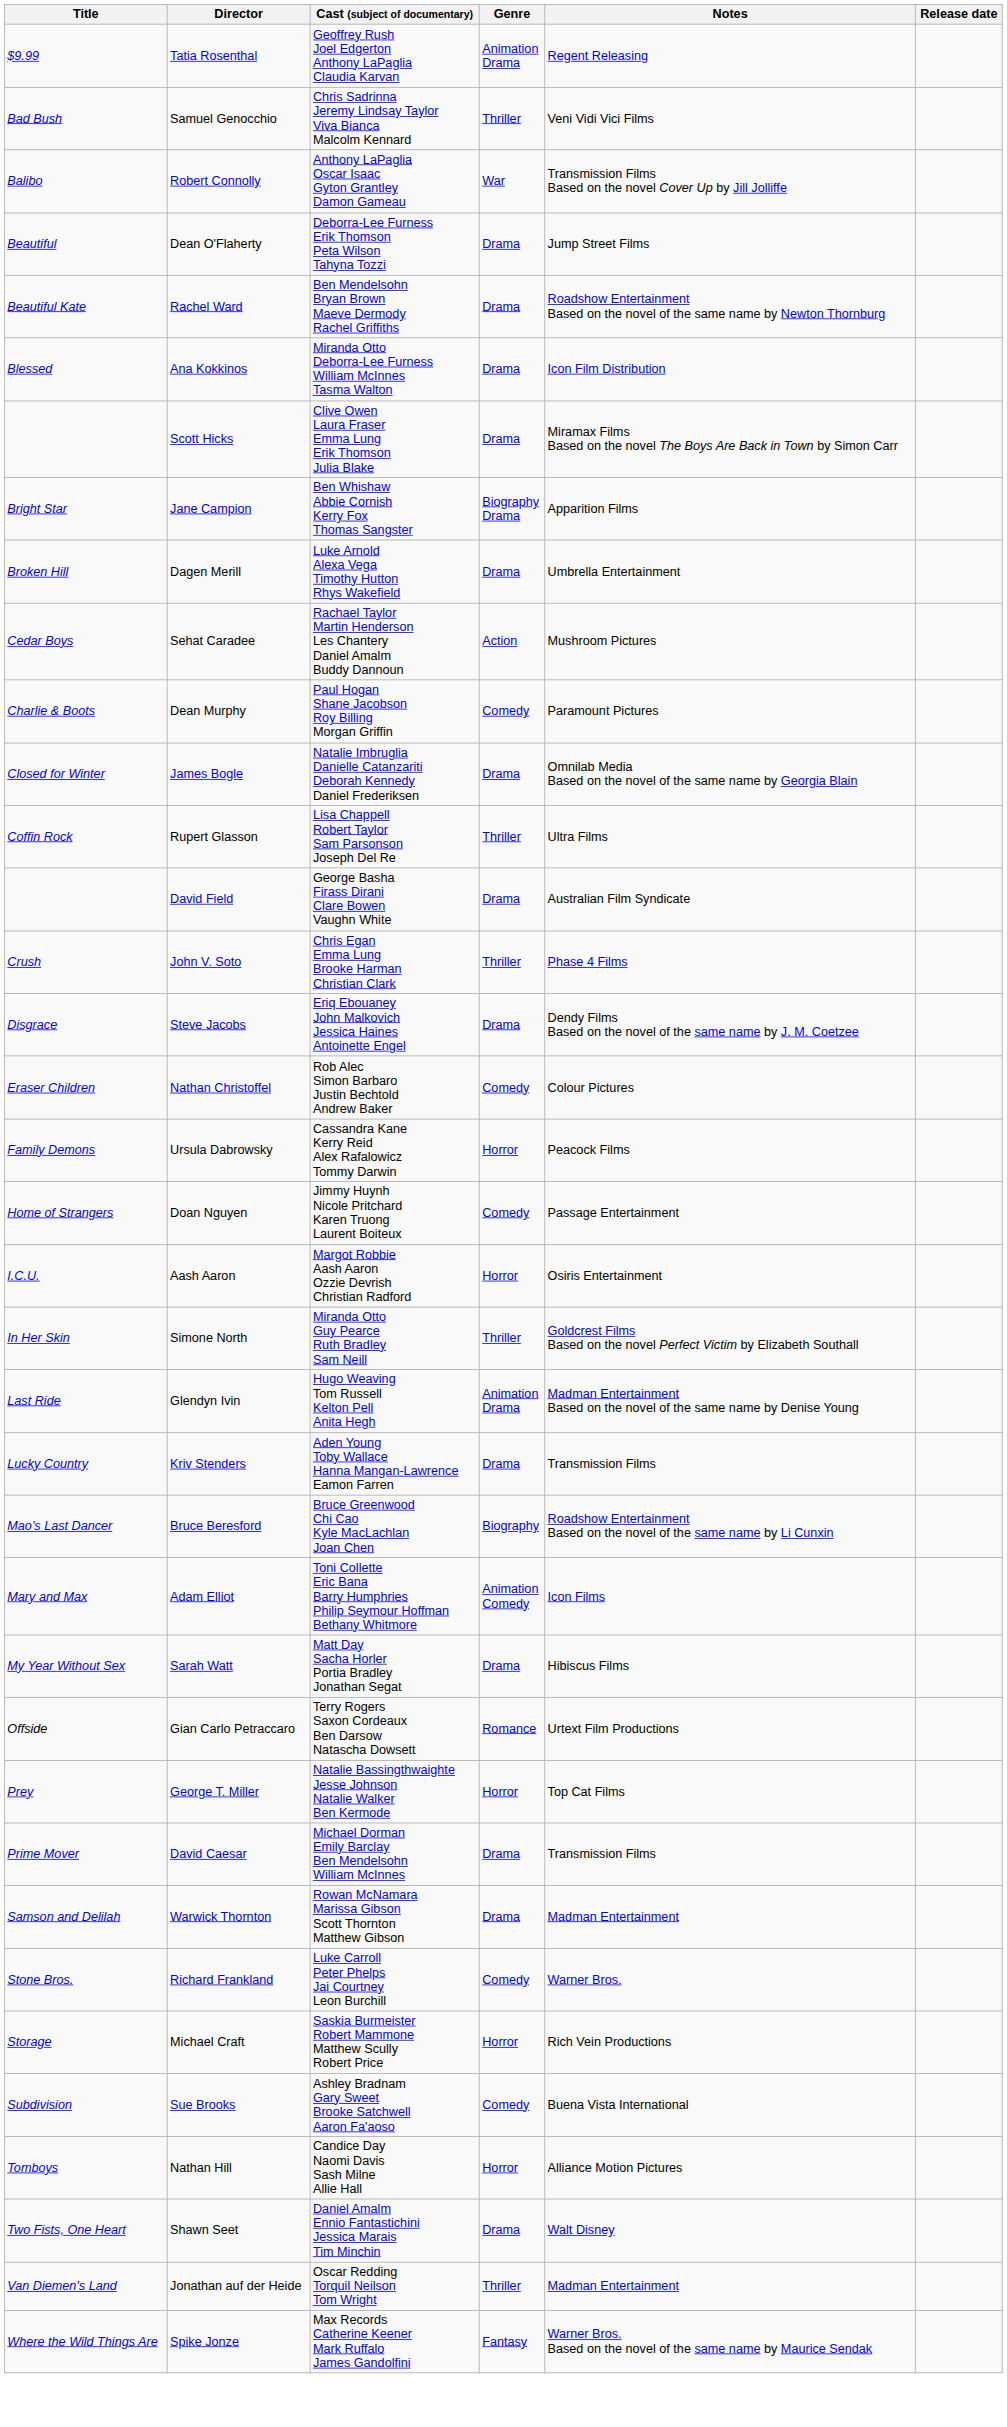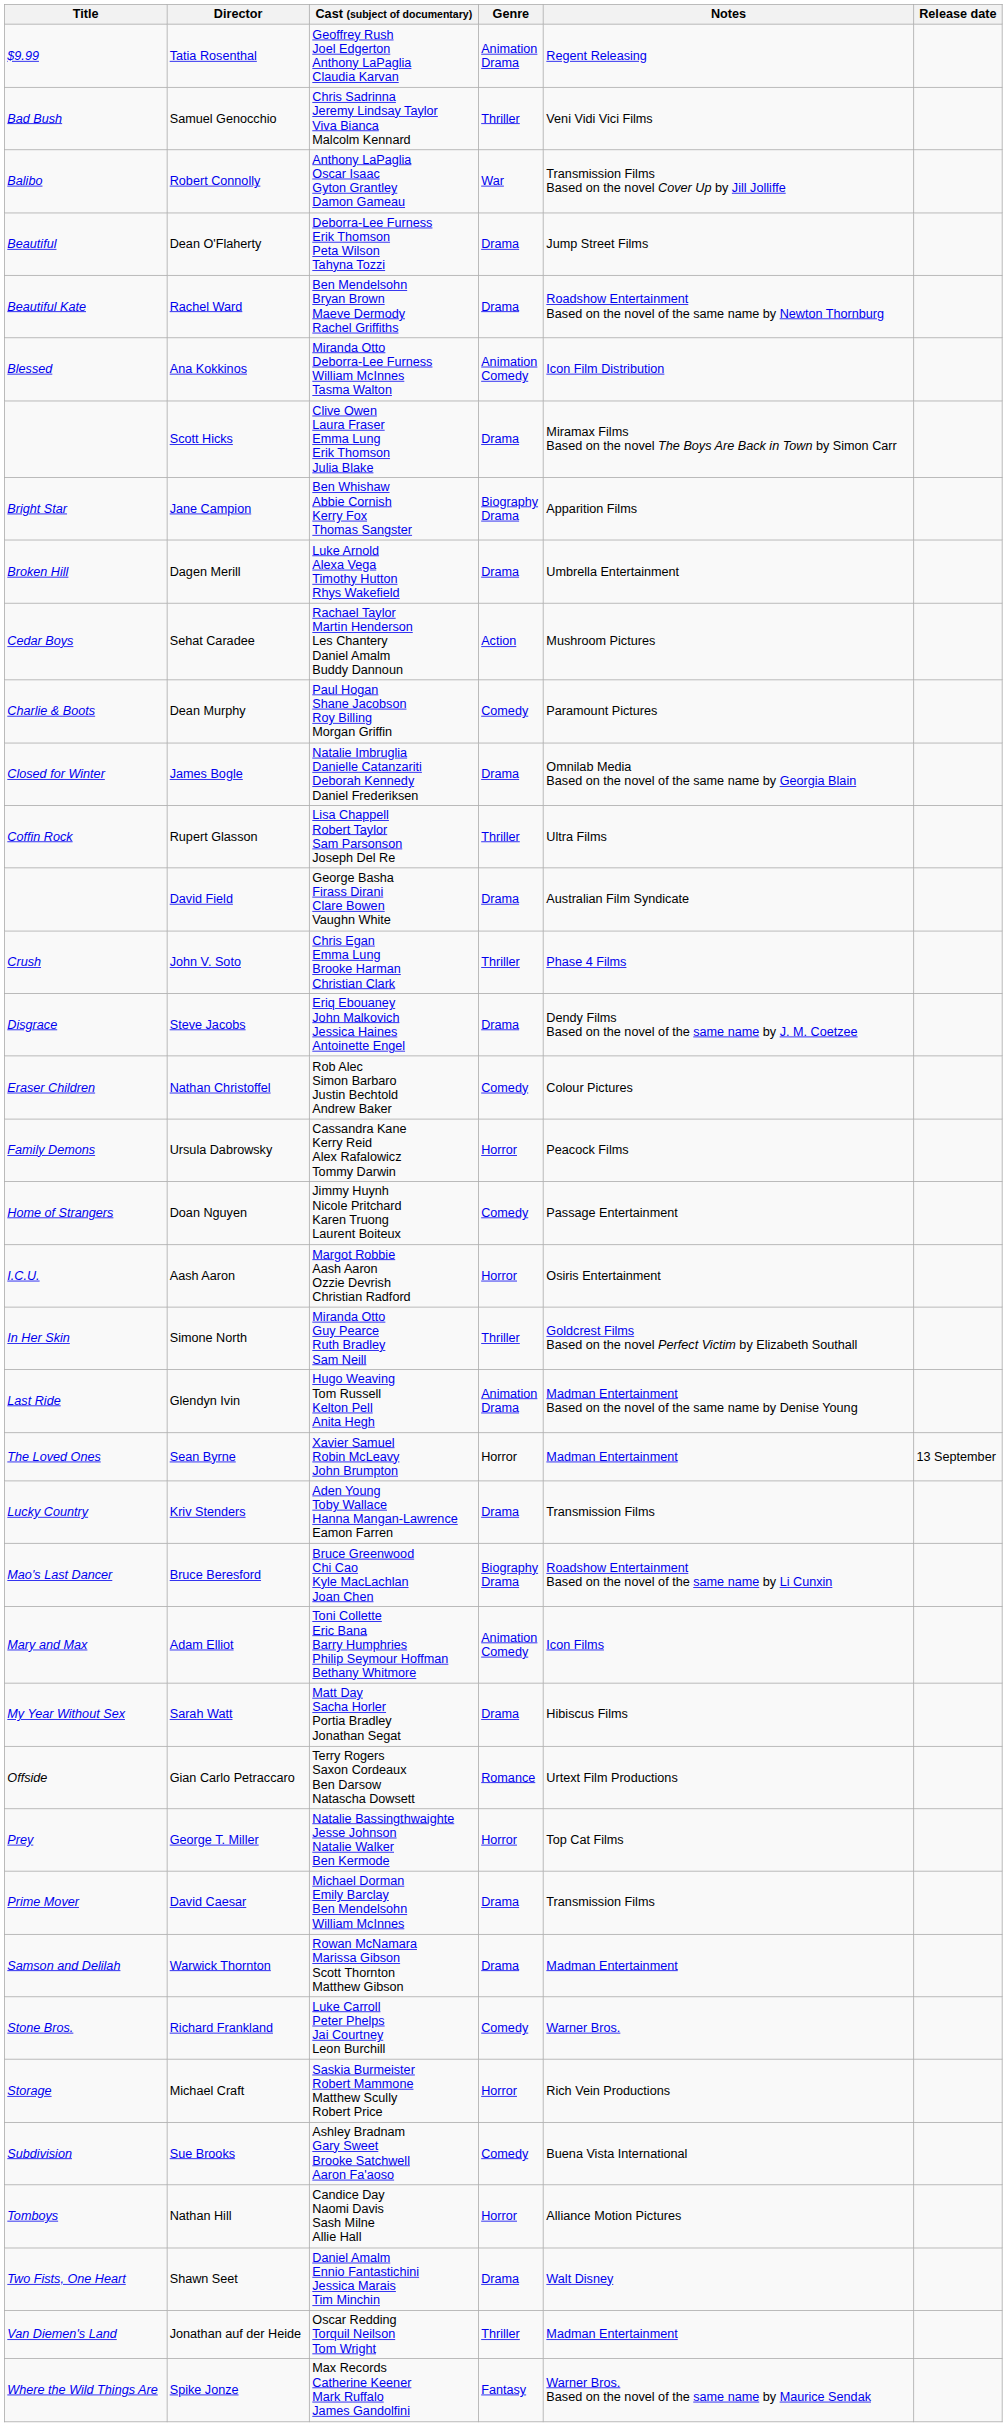(501, 369) Drama -> (509, 369) Animation Comedy
+ row: (203, 1456)
(511, 1526) Biography -> (510, 1575) Biography Drama
